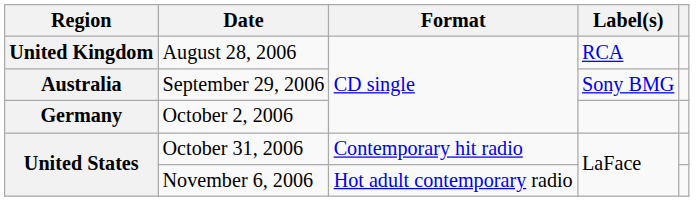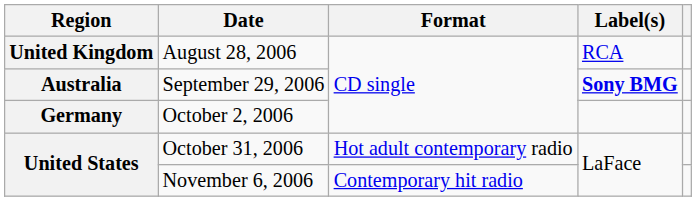(628, 84) normal -> (630, 84) bold
(428, 148) Contemporary hit radio -> (453, 148) Hot adult contemporary radio
(453, 180) Hot adult contemporary radio -> (428, 180) Contemporary hit radio
